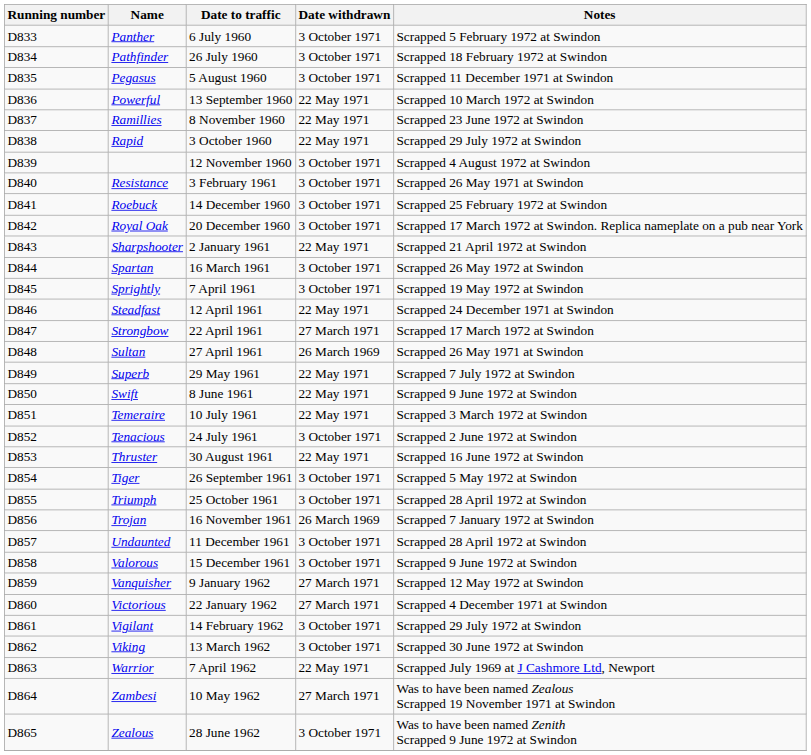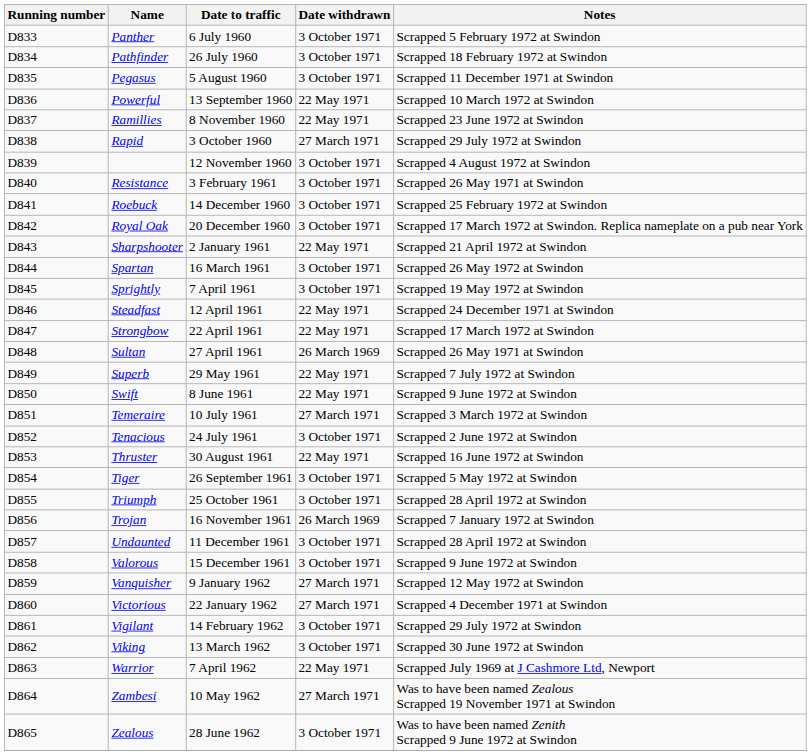(334, 141) 22 May 1971 -> (339, 141) 27 March 1971
(339, 330) 27 March 1971 -> (334, 330) 22 May 1971
(334, 415) 22 May 1971 -> (339, 415) 27 March 1971
